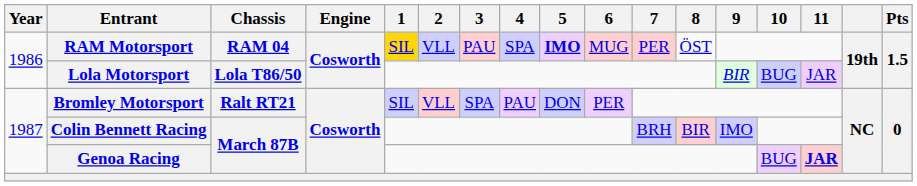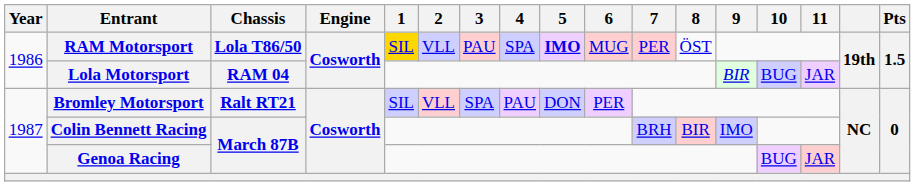(258, 46) RAM 04 -> (258, 46) Lola T86/50
(258, 74) Lola T86/50 -> (258, 74) RAM 04
(821, 158) bold -> (820, 158) normal
